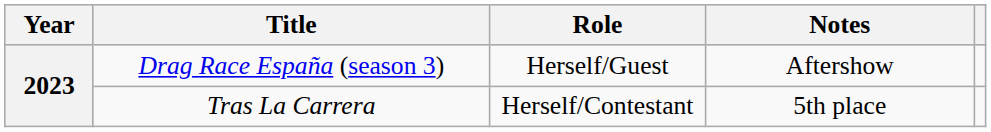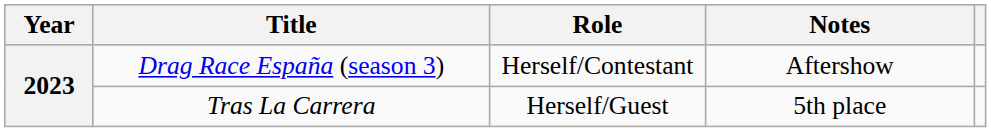(597, 65) Herself/Guest -> (598, 65) Herself/Contestant
(598, 106) Herself/Contestant -> (597, 106) Herself/Guest
